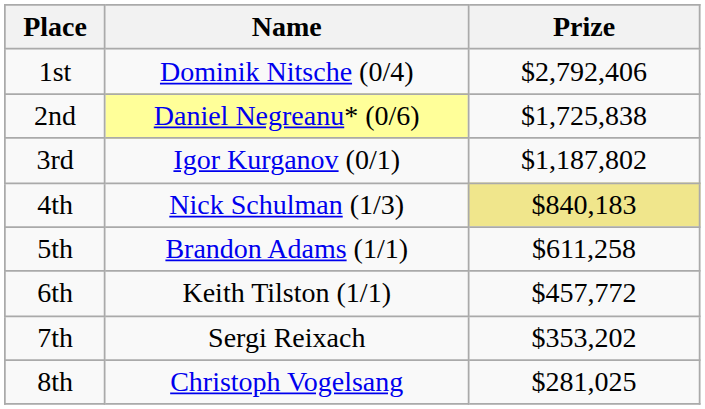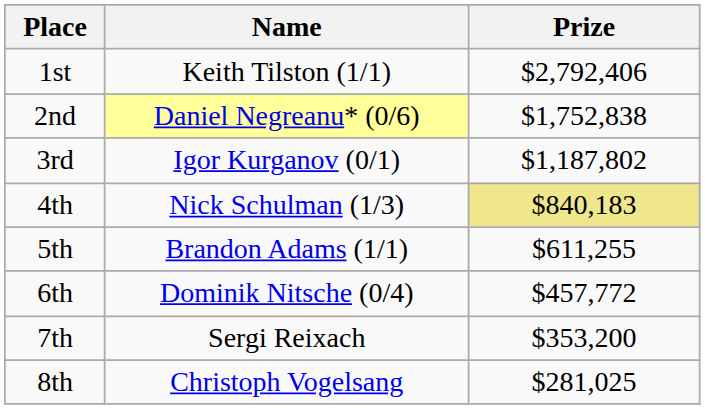(287, 71) Dominik Nitsche (0/4) -> (287, 71) Keith Tilston (1/1)
(584, 115) $1,725,838 -> (584, 115) $1,752,838
(584, 248) $611,258 -> (584, 248) $611,255
(287, 293) Keith Tilston (1/1) -> (287, 293) Dominik Nitsche (0/4)
(584, 337) $353,202 -> (584, 337) $353,200
